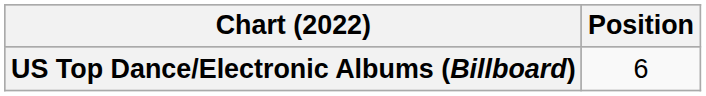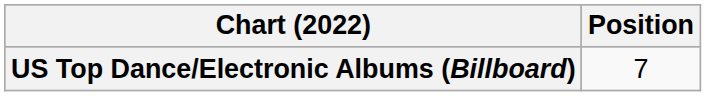(641, 68) 6 -> (641, 68) 7
